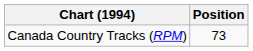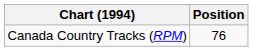(219, 35) 73 -> (219, 35) 76
